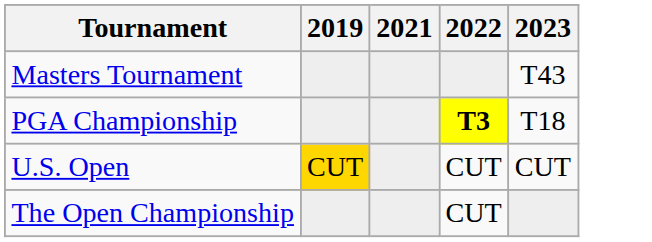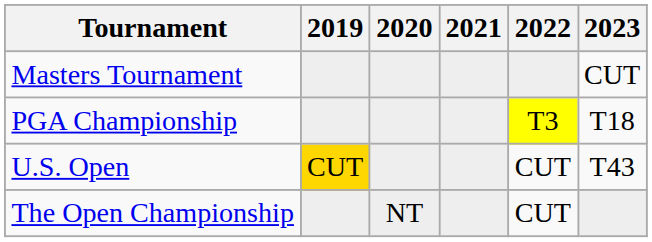+ column: (404, 27)
(543, 74) T43 -> (612, 74) CUT
(474, 120) bold -> (543, 120) normal
(543, 166) CUT -> (612, 166) T43
